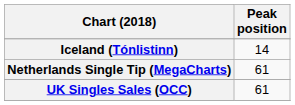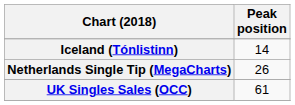(262, 69) 61 -> (262, 69) 26
